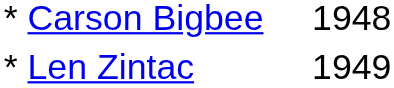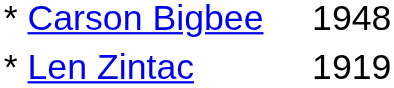(352, 67) 1949 -> (352, 67) 1919
